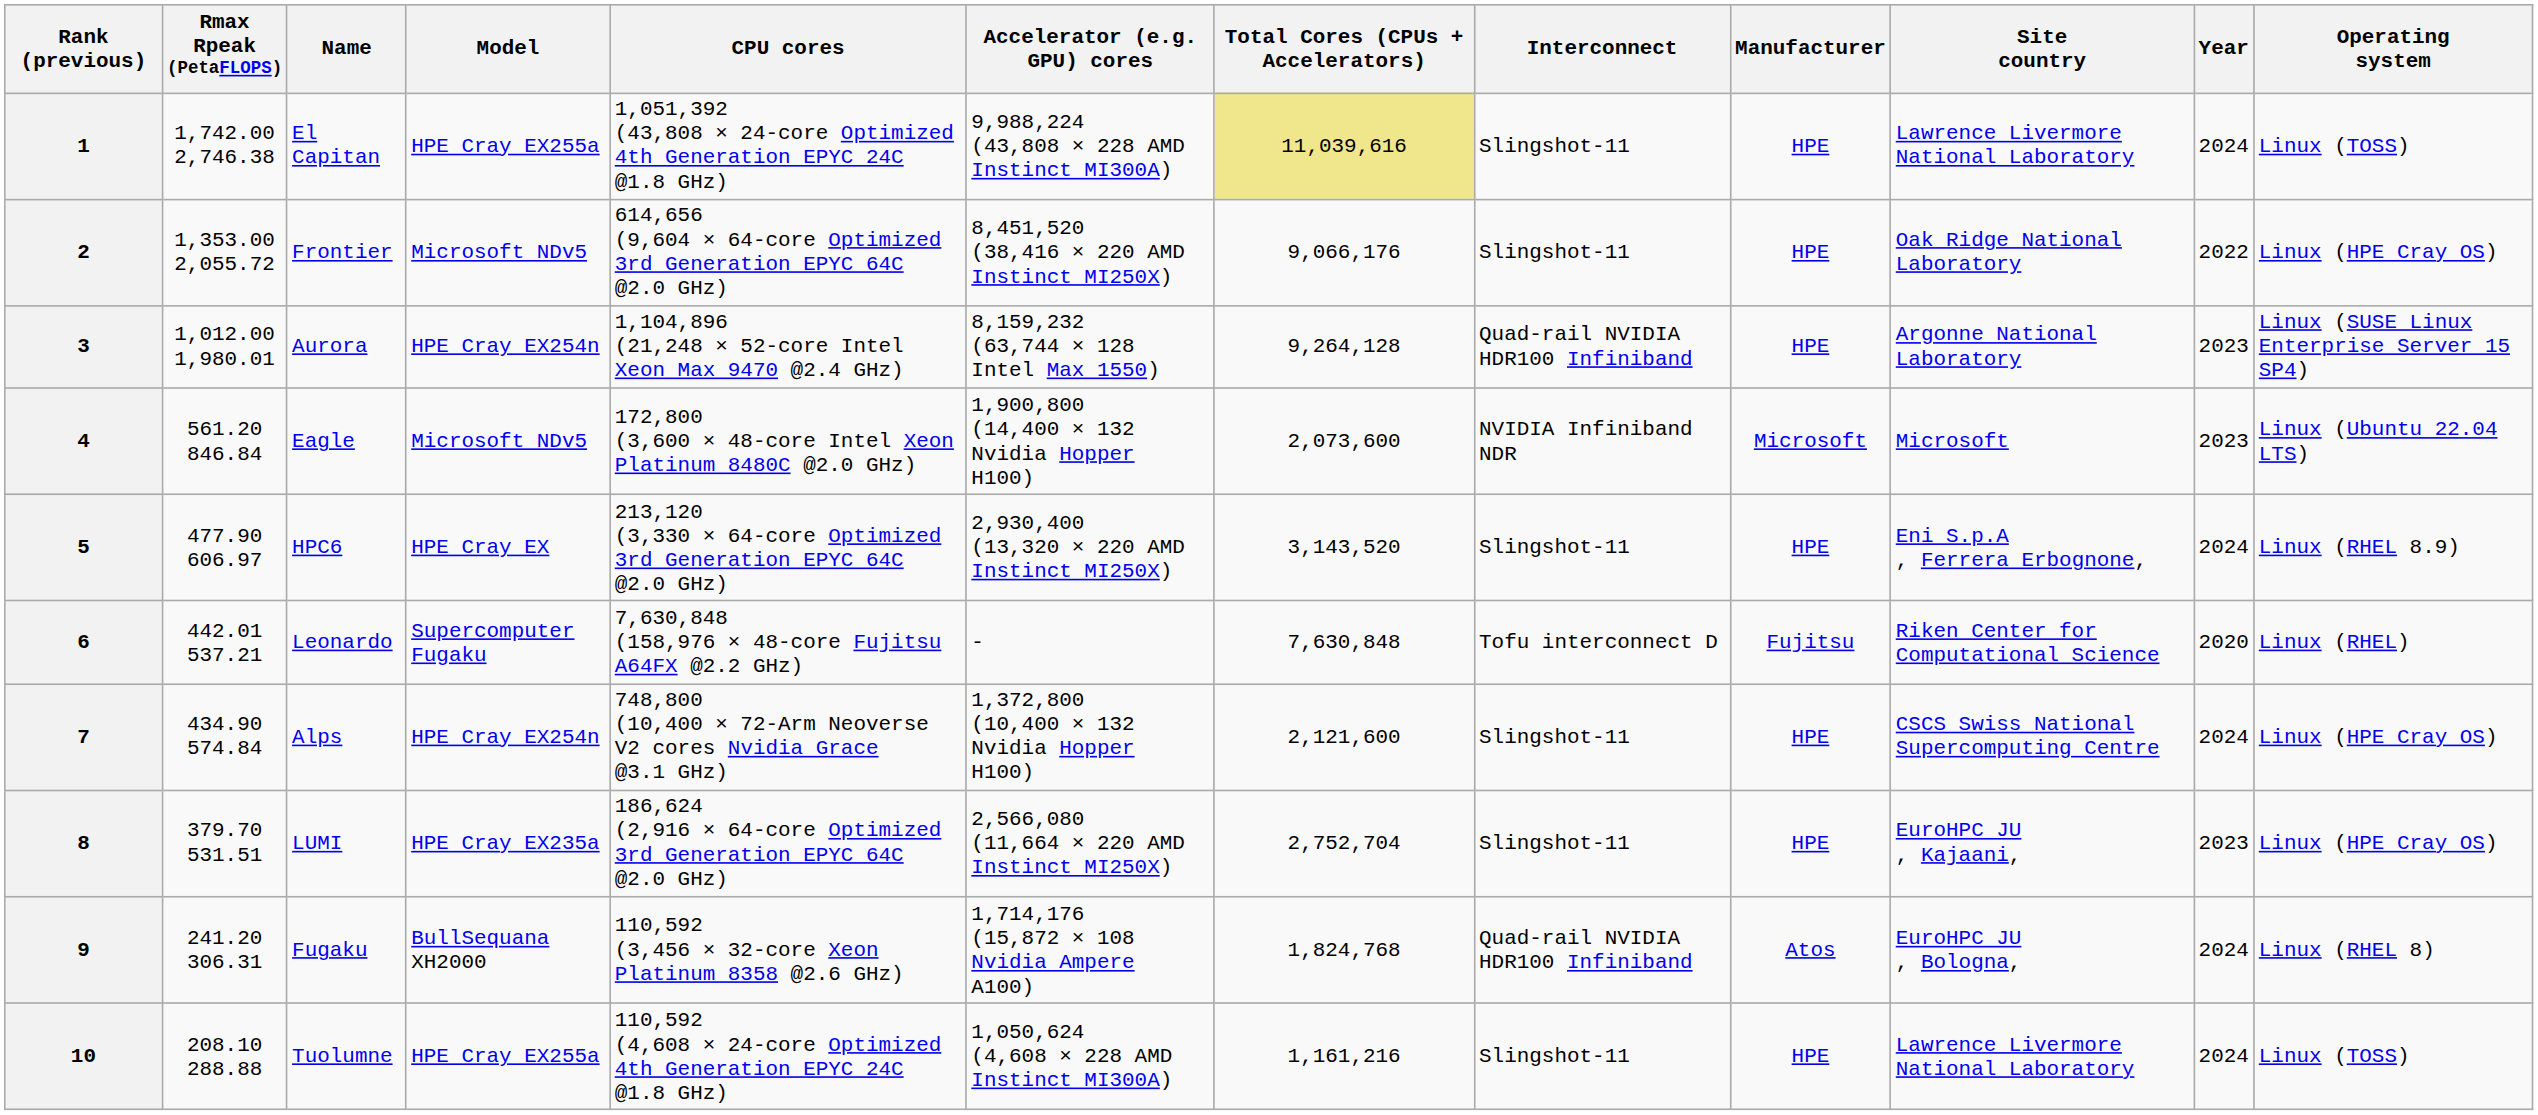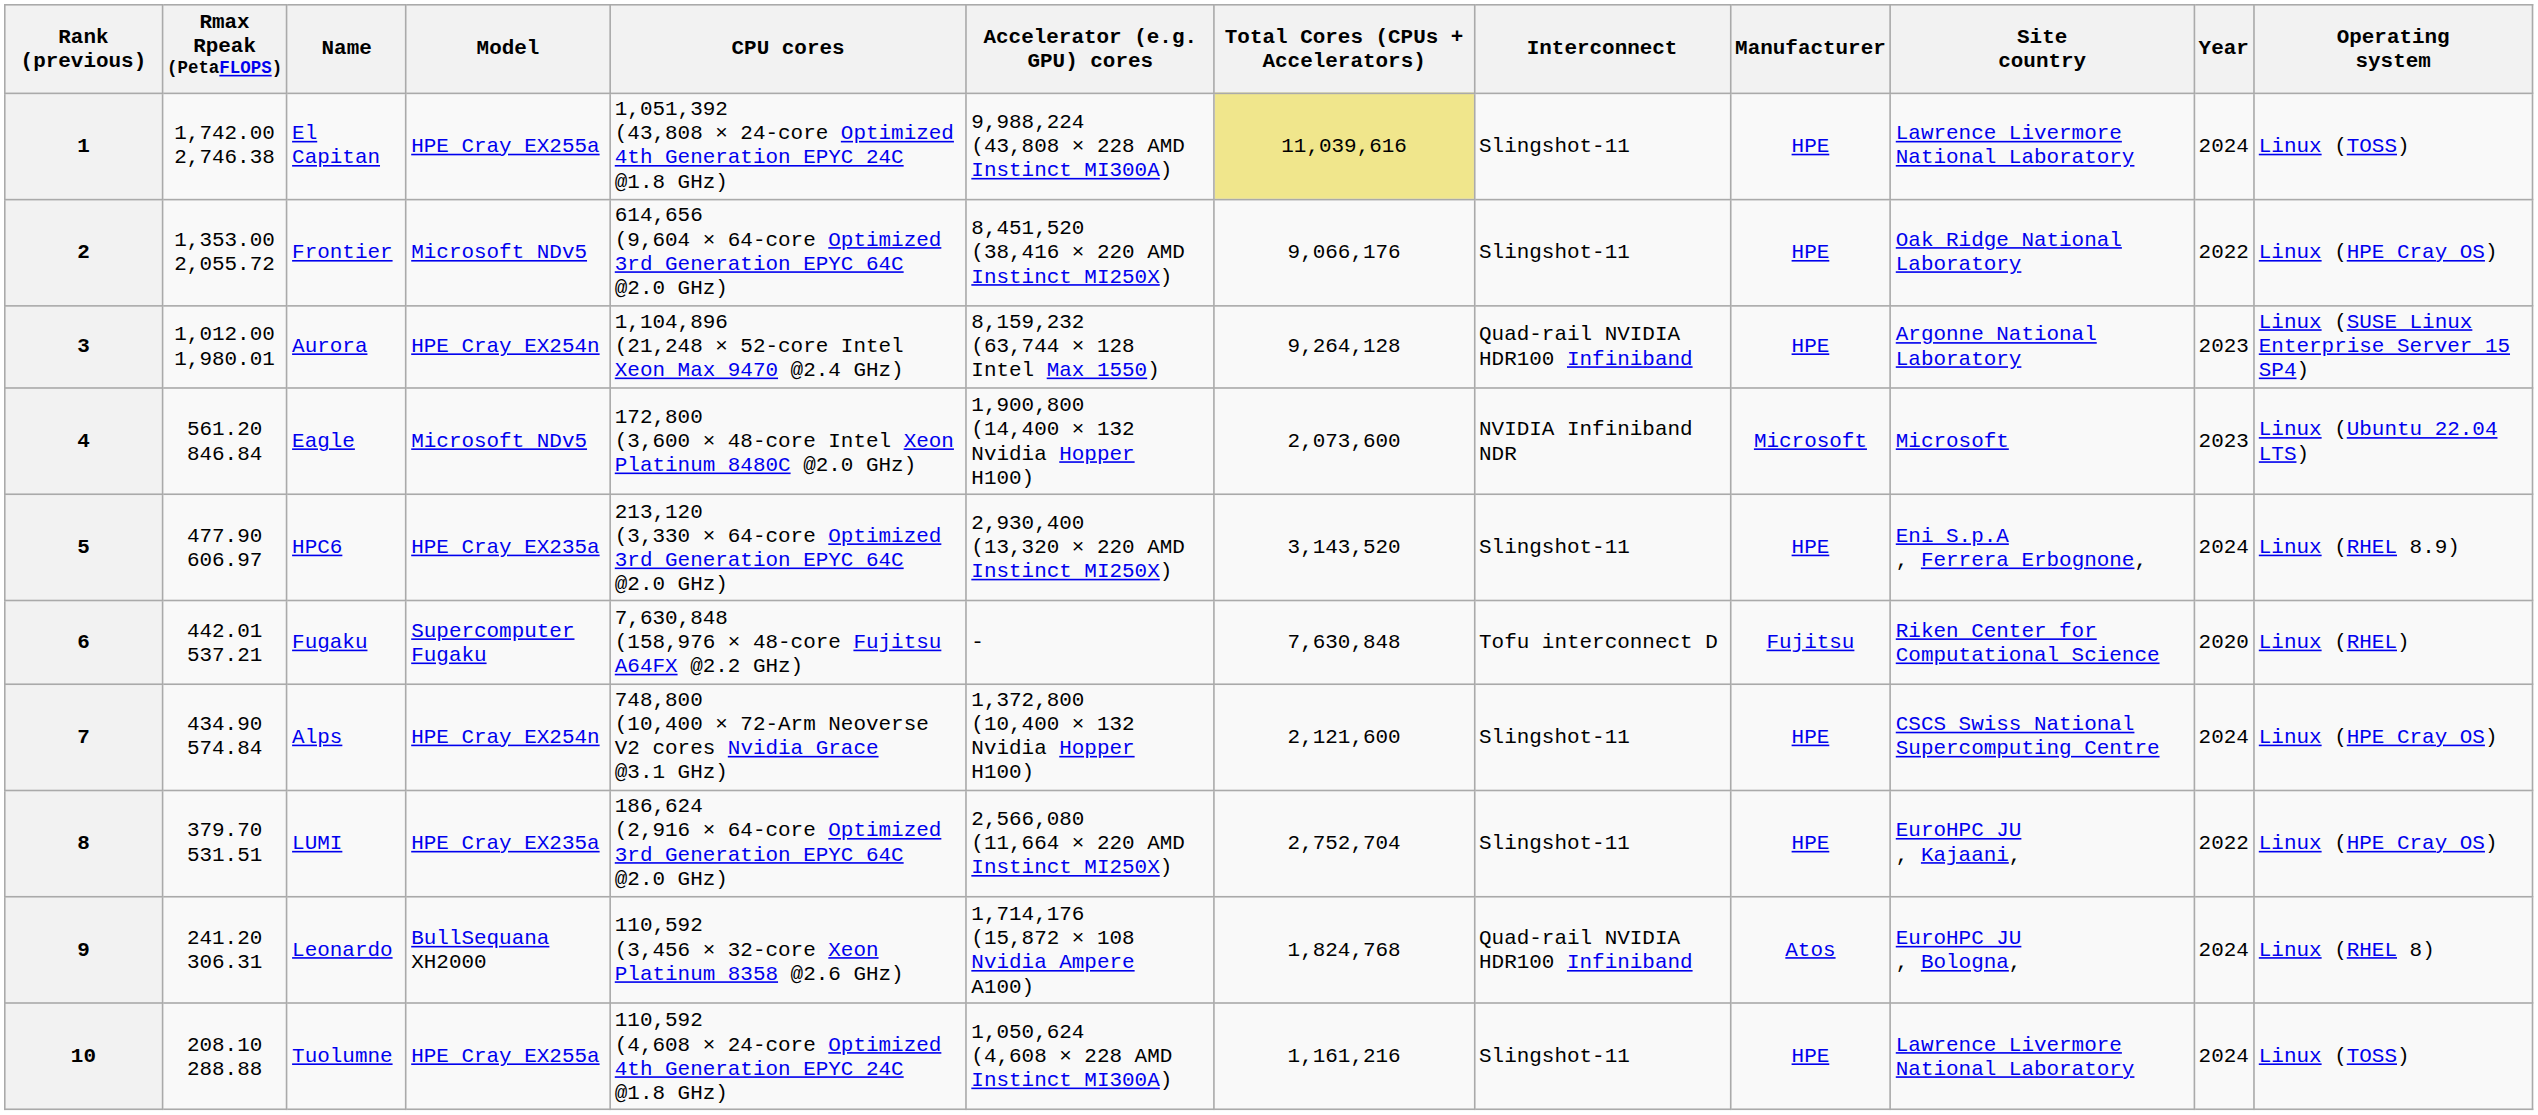(480, 548) HPE Cray EX -> (505, 548) HPE Cray EX235a
(342, 642) Leonardo -> (330, 642) Fugaku
(2224, 843) 2023 -> (2224, 843) 2022
(330, 950) Fugaku -> (342, 950) Leonardo
